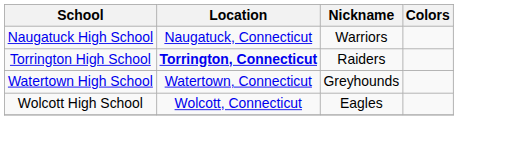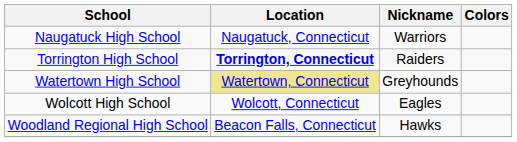(238, 81) no background -> (295, 81) khaki background
+ row: (108, 125)
